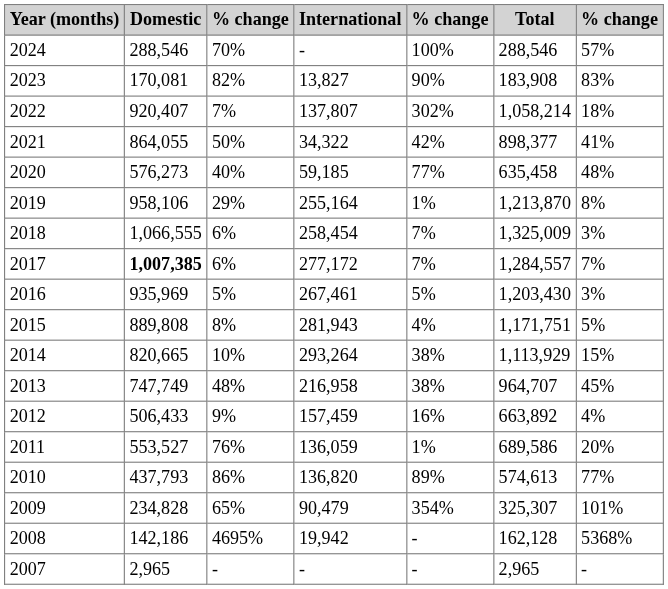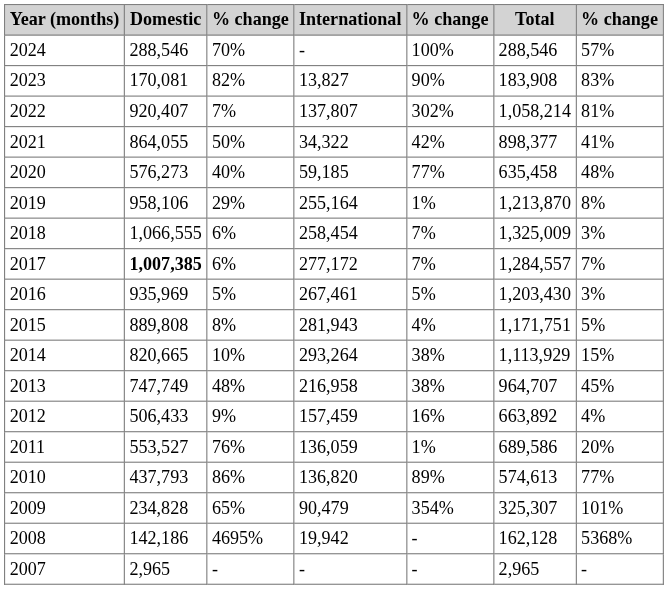(598, 111) 18% -> (598, 111) 81%
